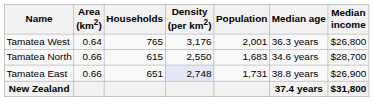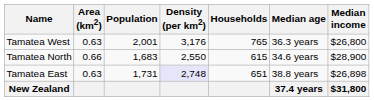columns swapped: (242, 19) <-> (135, 19)
(92, 41) 0.64 -> (92, 41) 0.63
(348, 57) $28,700 -> (348, 57) $28,900
(92, 73) 0.66 -> (92, 73) 0.63
(348, 73) $26,900 -> (348, 73) $26,898
